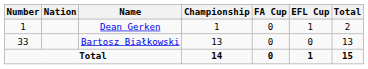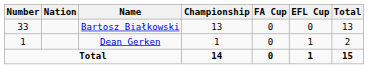rows swapped: (130, 27) <-> (130, 41)
